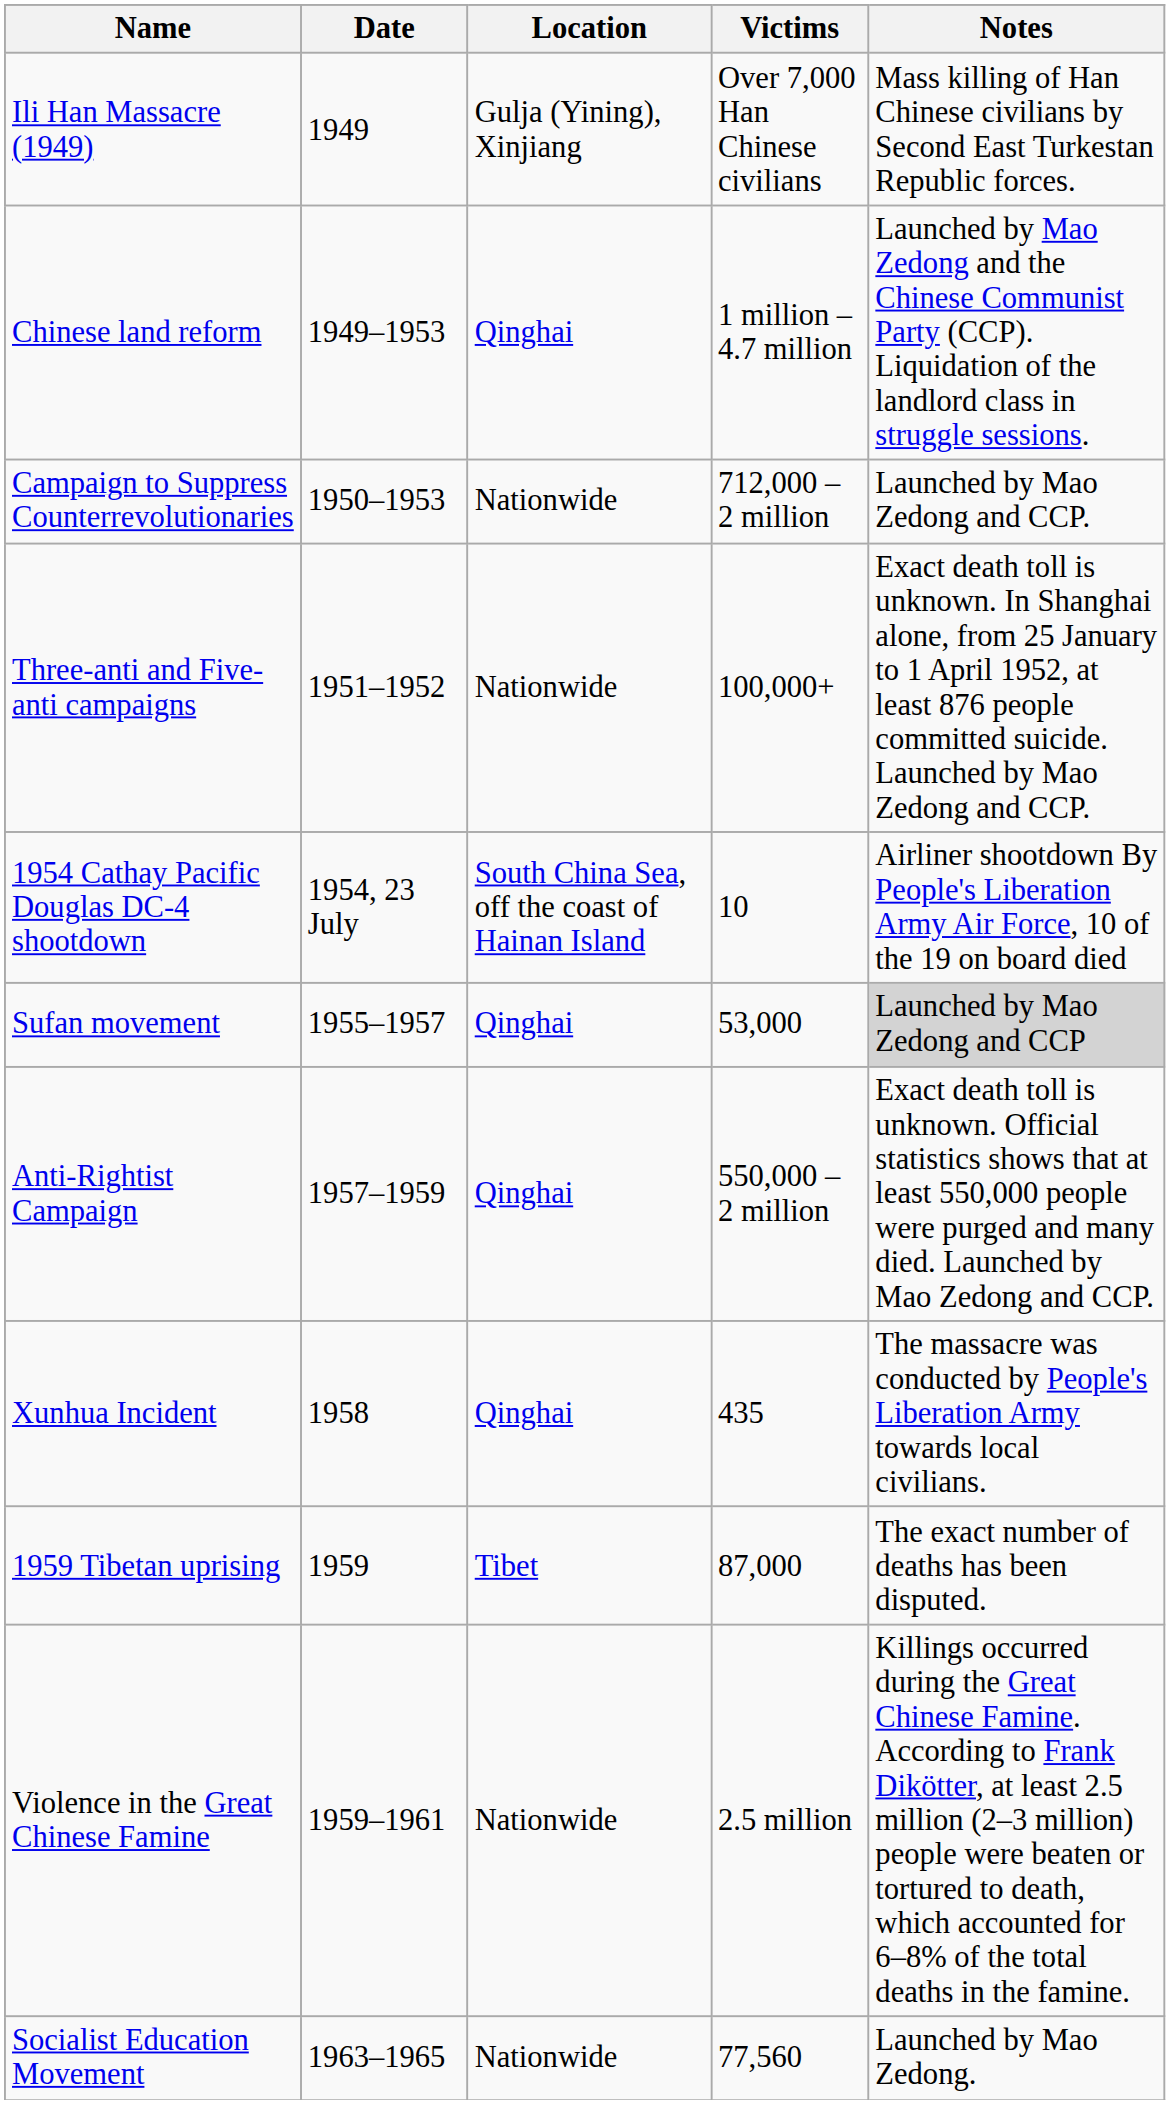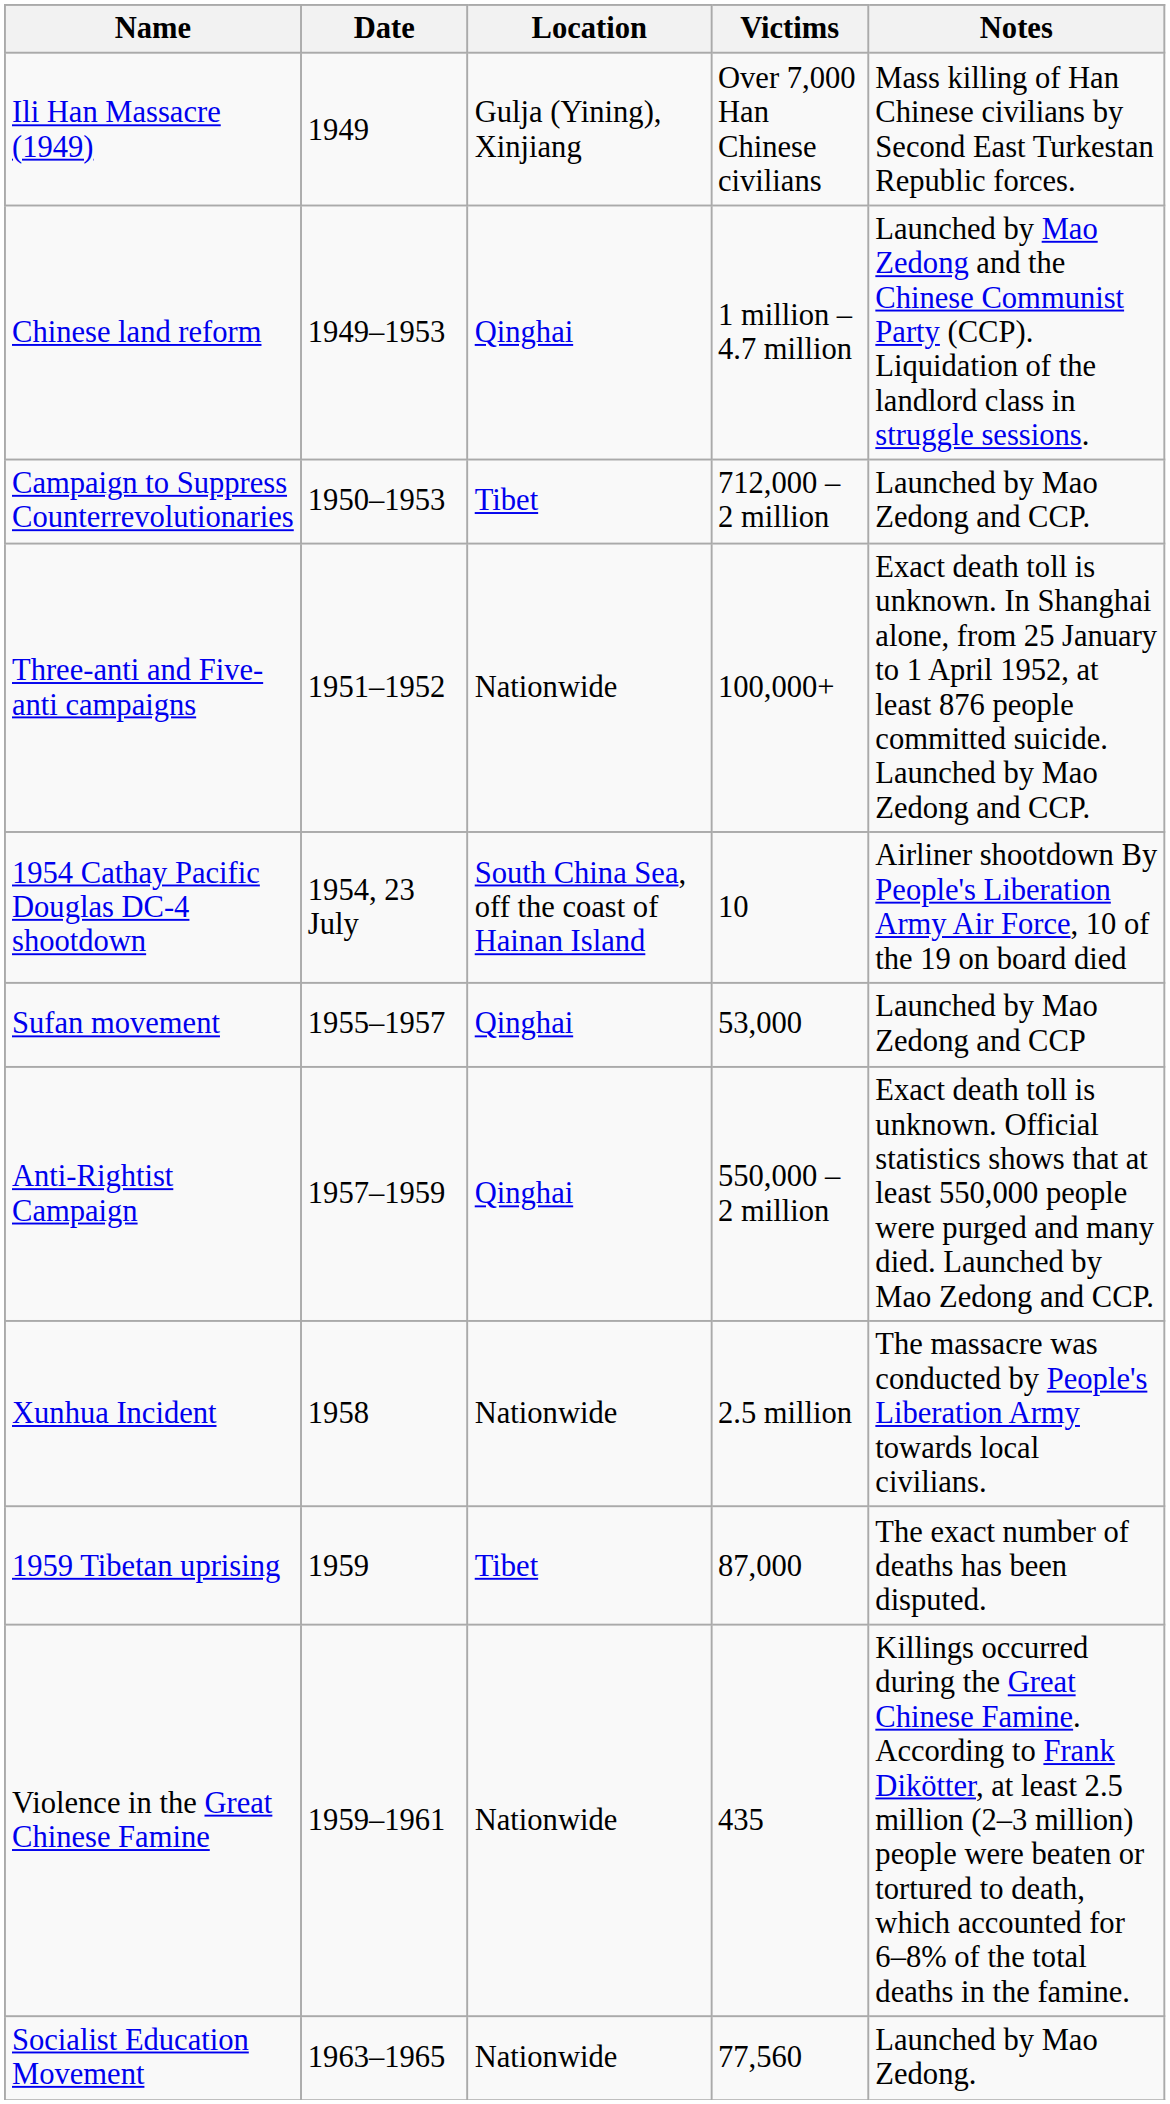(546, 500) Nationwide -> (506, 500) Tibet
(987, 1024) lightgrey background -> (987, 1024) no background
(524, 1413) Qinghai -> (546, 1413) Nationwide
(741, 1413) 435 -> (785, 1413) 2.5 million
(785, 1819) 2.5 million -> (741, 1819) 435
